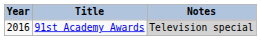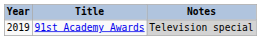(18, 28) 2016 -> (18, 28) 2019
